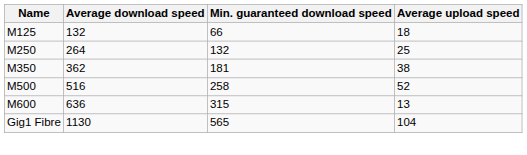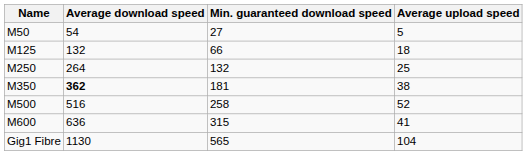+ row: (18, 31)
(76, 68) normal -> (76, 86) bold
(403, 104) 13 -> (403, 123) 41
